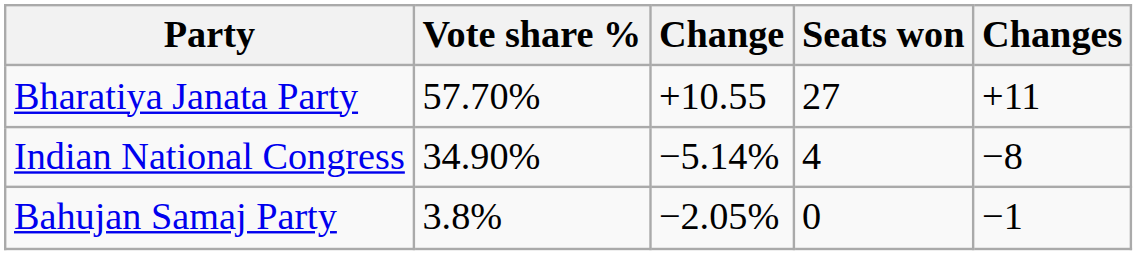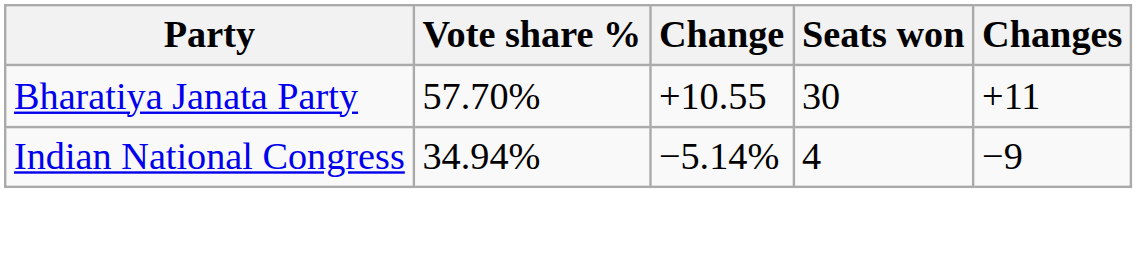(821, 95) 27 -> (821, 95) 30
(481, 156) 34.90% -> (481, 156) 34.94%
(1002, 156) −8 -> (1002, 156) −9
- row: (175, 216)
